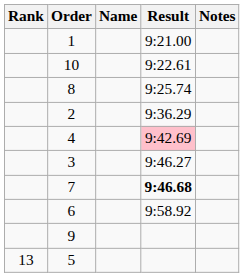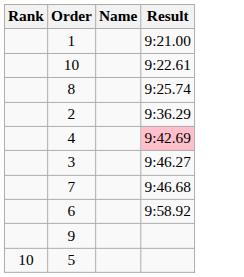- column: (217, 16)
(168, 187) bold -> (168, 187) normal
(26, 260) 13 -> (26, 260) 10
